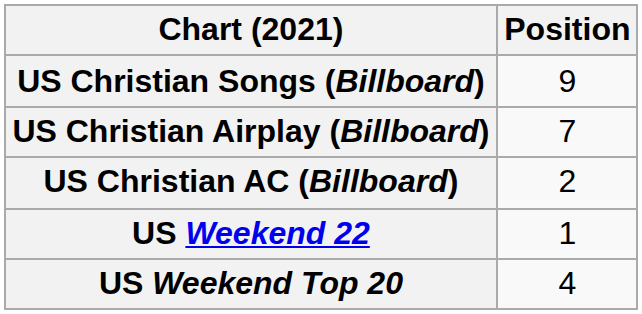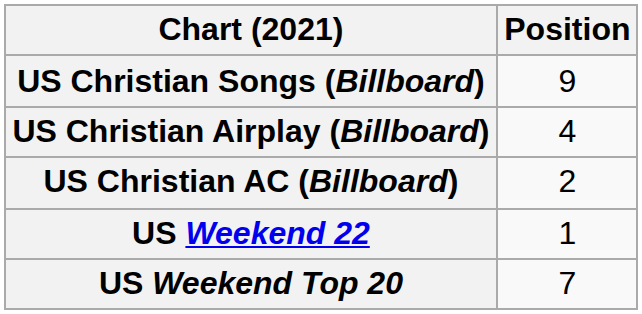(567, 131) 7 -> (567, 131) 4
(567, 283) 4 -> (567, 283) 7
